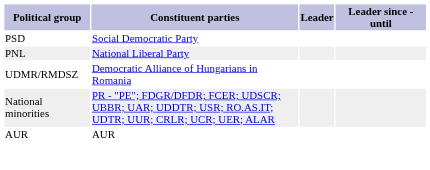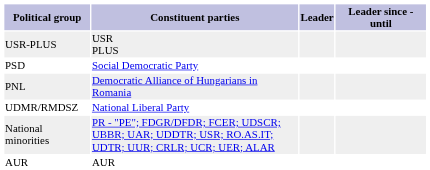+ row: (31, 44)
(141, 53) National Liberal Party -> (175, 86) Democratic Alliance of Hungarians in Romania
(175, 74) Democratic Alliance of Hungarians in Romania -> (141, 107) National Liberal Party
